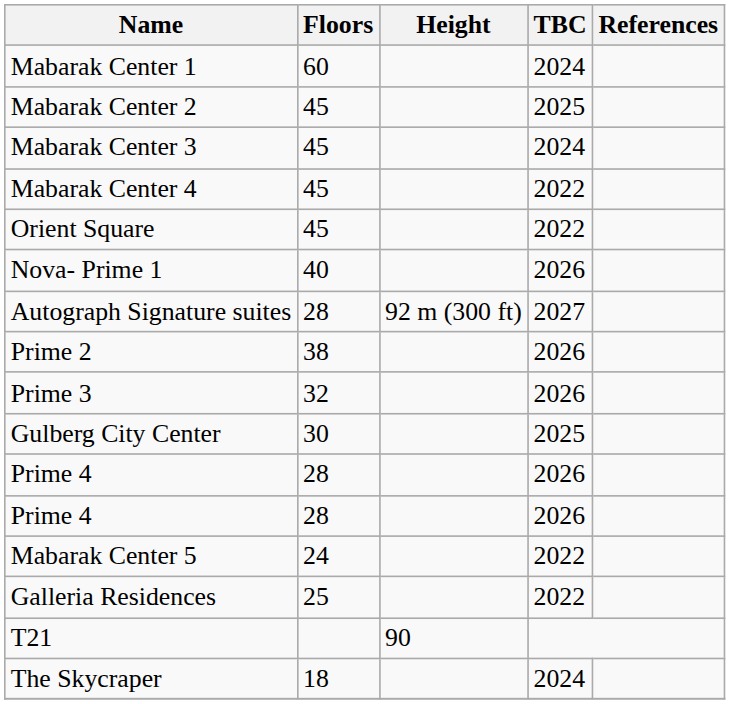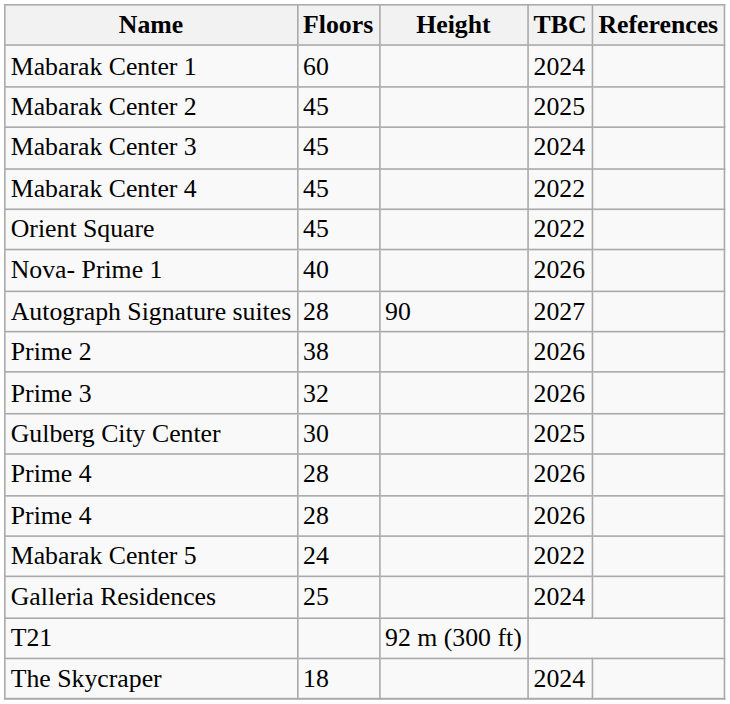(453, 310) 92 m (300 ft) -> (398, 310) 90
(559, 596) 2022 -> (559, 596) 2024
(398, 637) 90 -> (453, 637) 92 m (300 ft)
